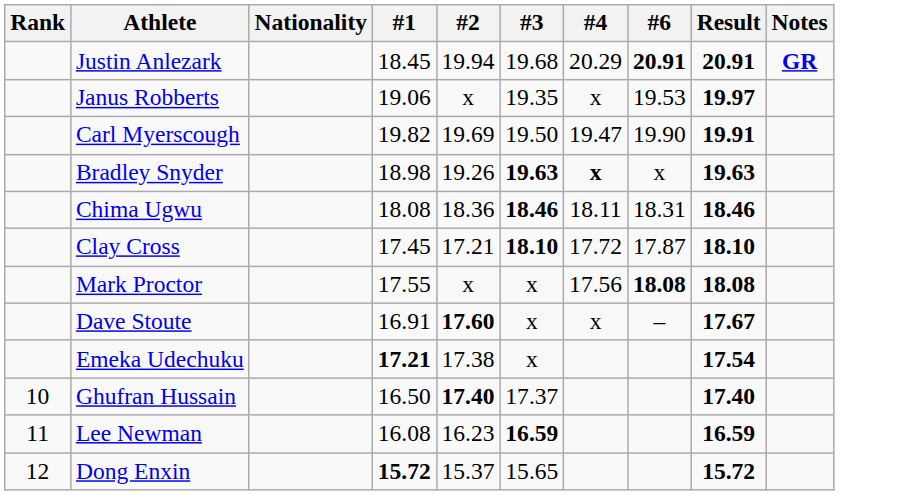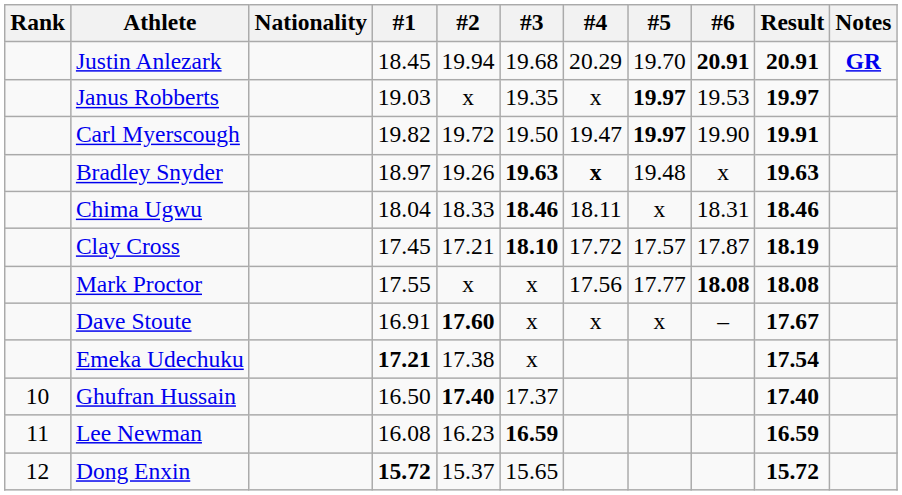+ column: (659, 23)
(404, 97) 19.06 -> (404, 97) 19.03
(468, 135) 19.69 -> (468, 135) 19.72
(404, 172) 18.98 -> (404, 172) 18.97
(404, 209) 18.08 -> (404, 209) 18.04
(468, 209) 18.36 -> (468, 209) 18.33
(729, 246) 18.10 -> (792, 246) 18.19
